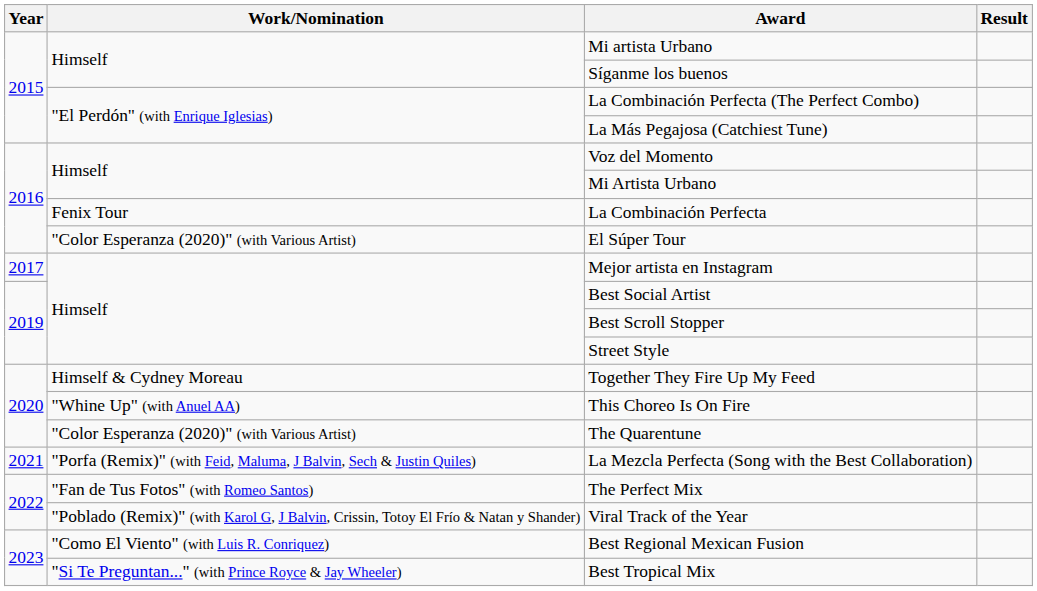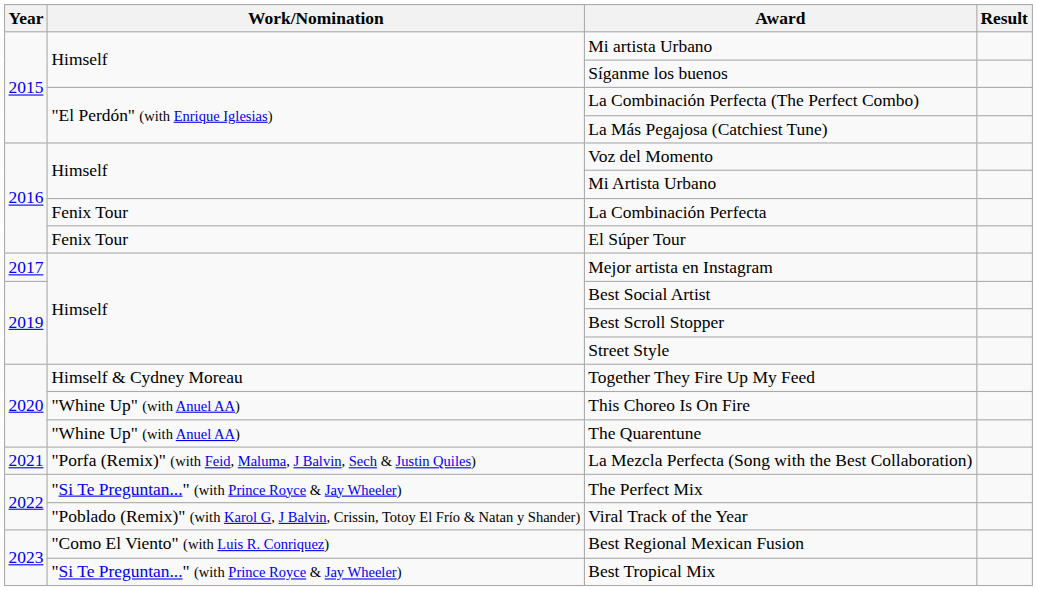(204, 239) "Color Esperanza (2020)" (with Various Artist) -> (90, 239) Fenix Tour
(204, 433) "Color Esperanza (2020)" (with Various Artist) -> (146, 433) "Whine Up" (with Anuel AA)
(182, 488) "Fan de Tus Fotos" (with Romeo Santos) -> (227, 488) "Si Te Preguntan..." (with Prince Royce & Jay Wheeler)
